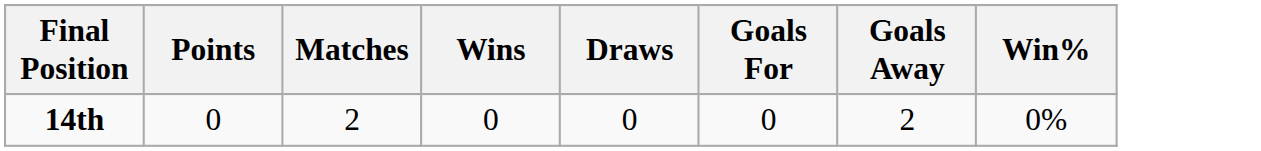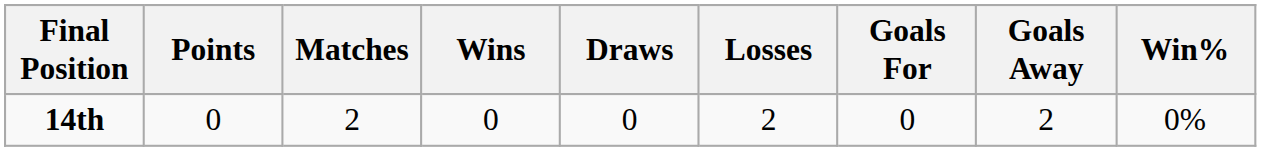+ column: (769, 49)
